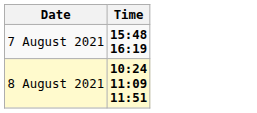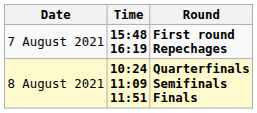+ column: (201, 15)
